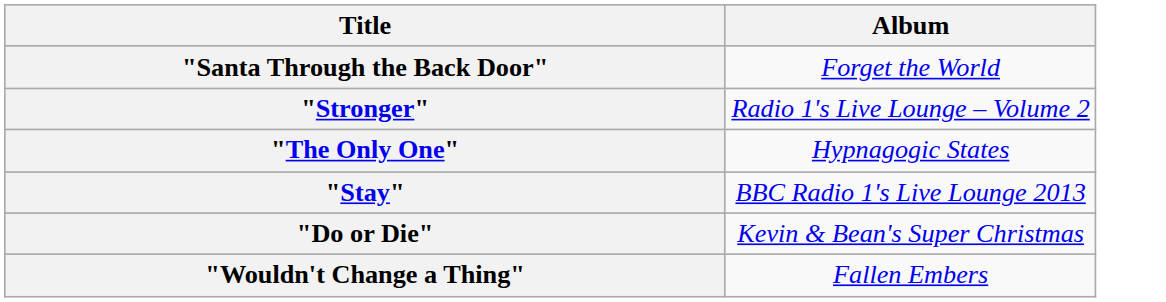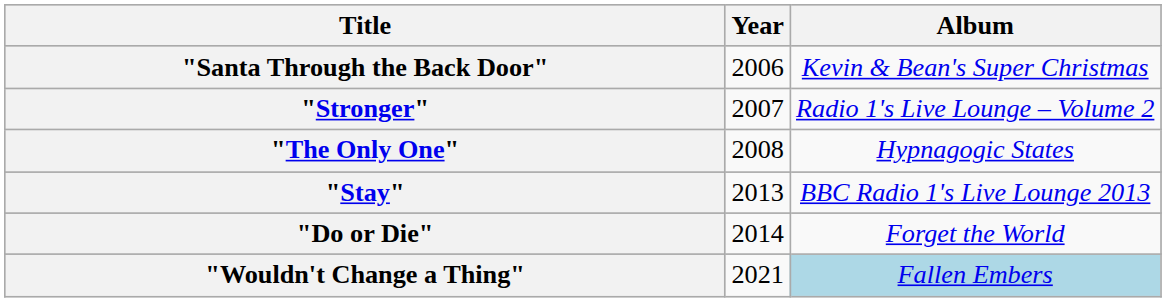+ column: (758, 25)
(911, 66) Forget the World -> (975, 66) Kevin & Bean's Super Christmas
(911, 233) Kevin & Bean's Super Christmas -> (975, 233) Forget the World
(911, 274) no background -> (975, 274) lightblue background
